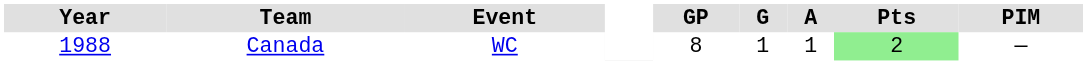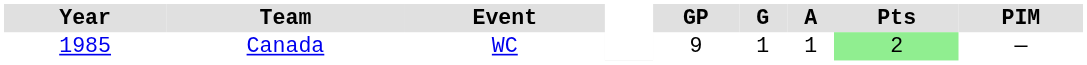(85, 46) 1988 -> (85, 46) 1985
(696, 46) 8 -> (696, 46) 9
